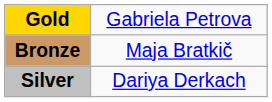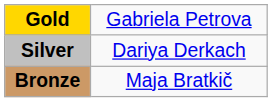rows swapped: (47, 81) <-> (47, 50)
